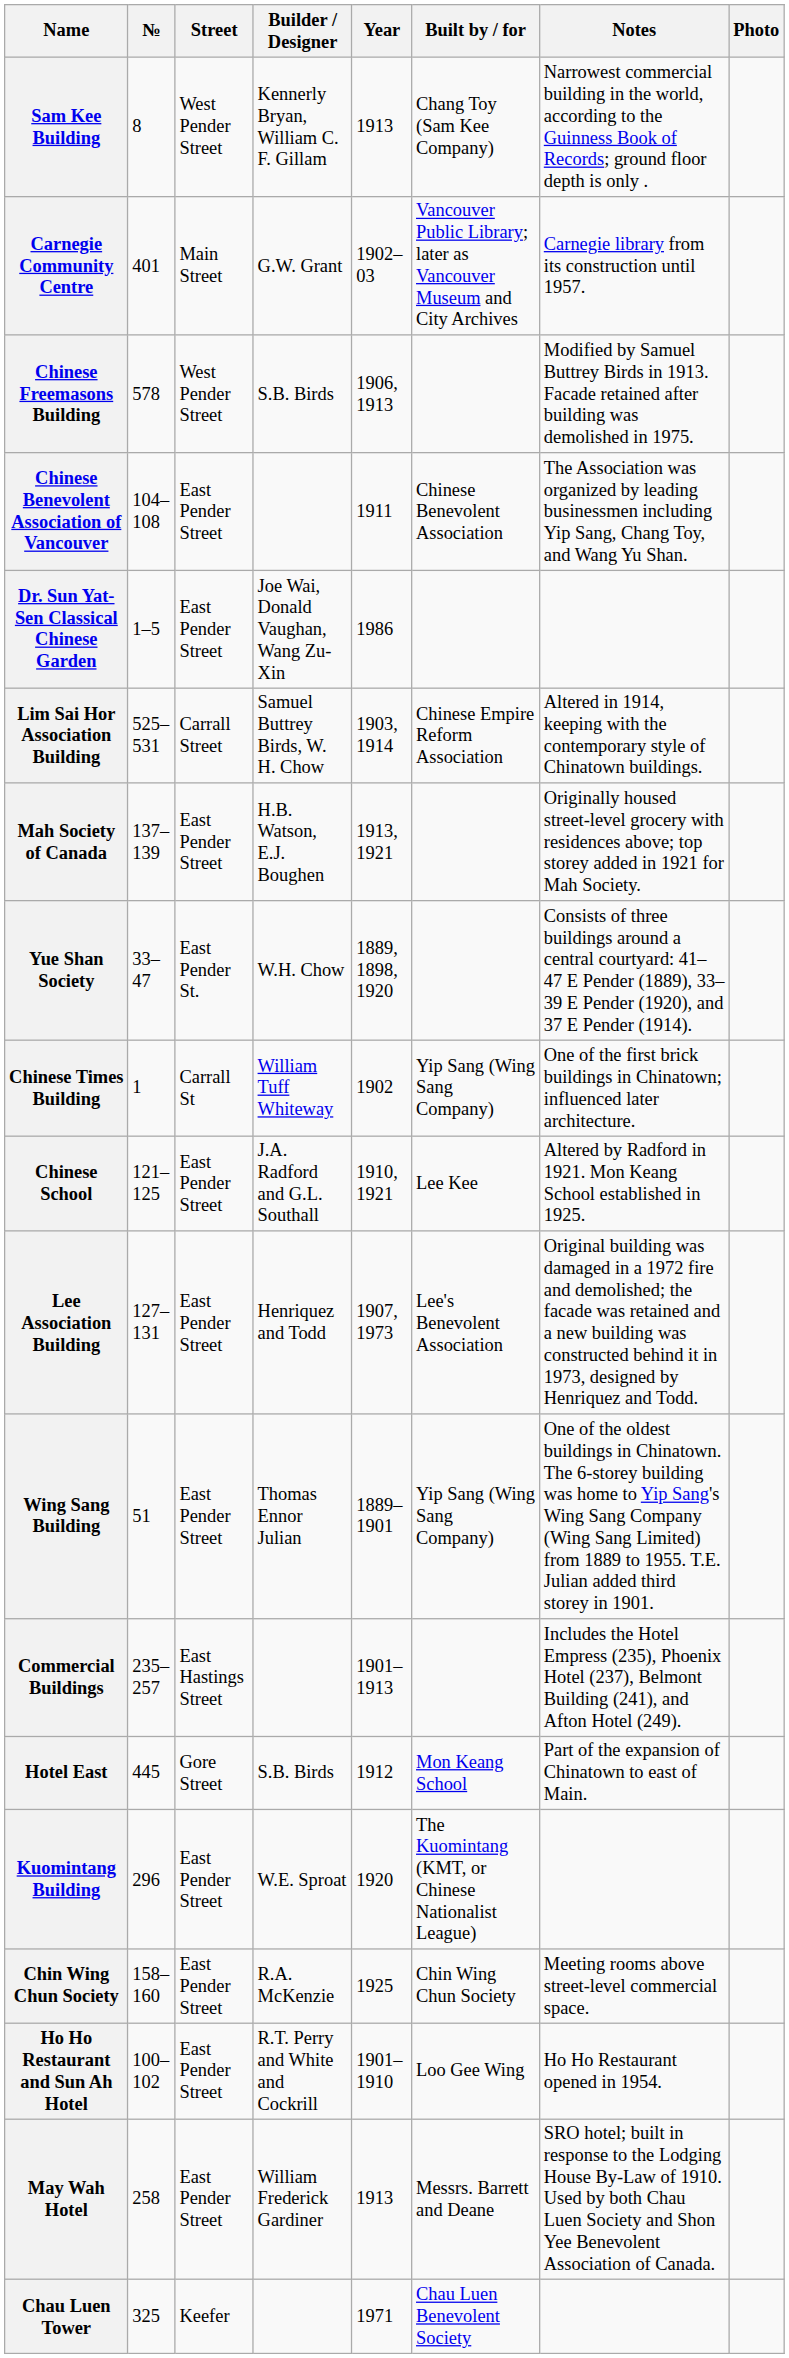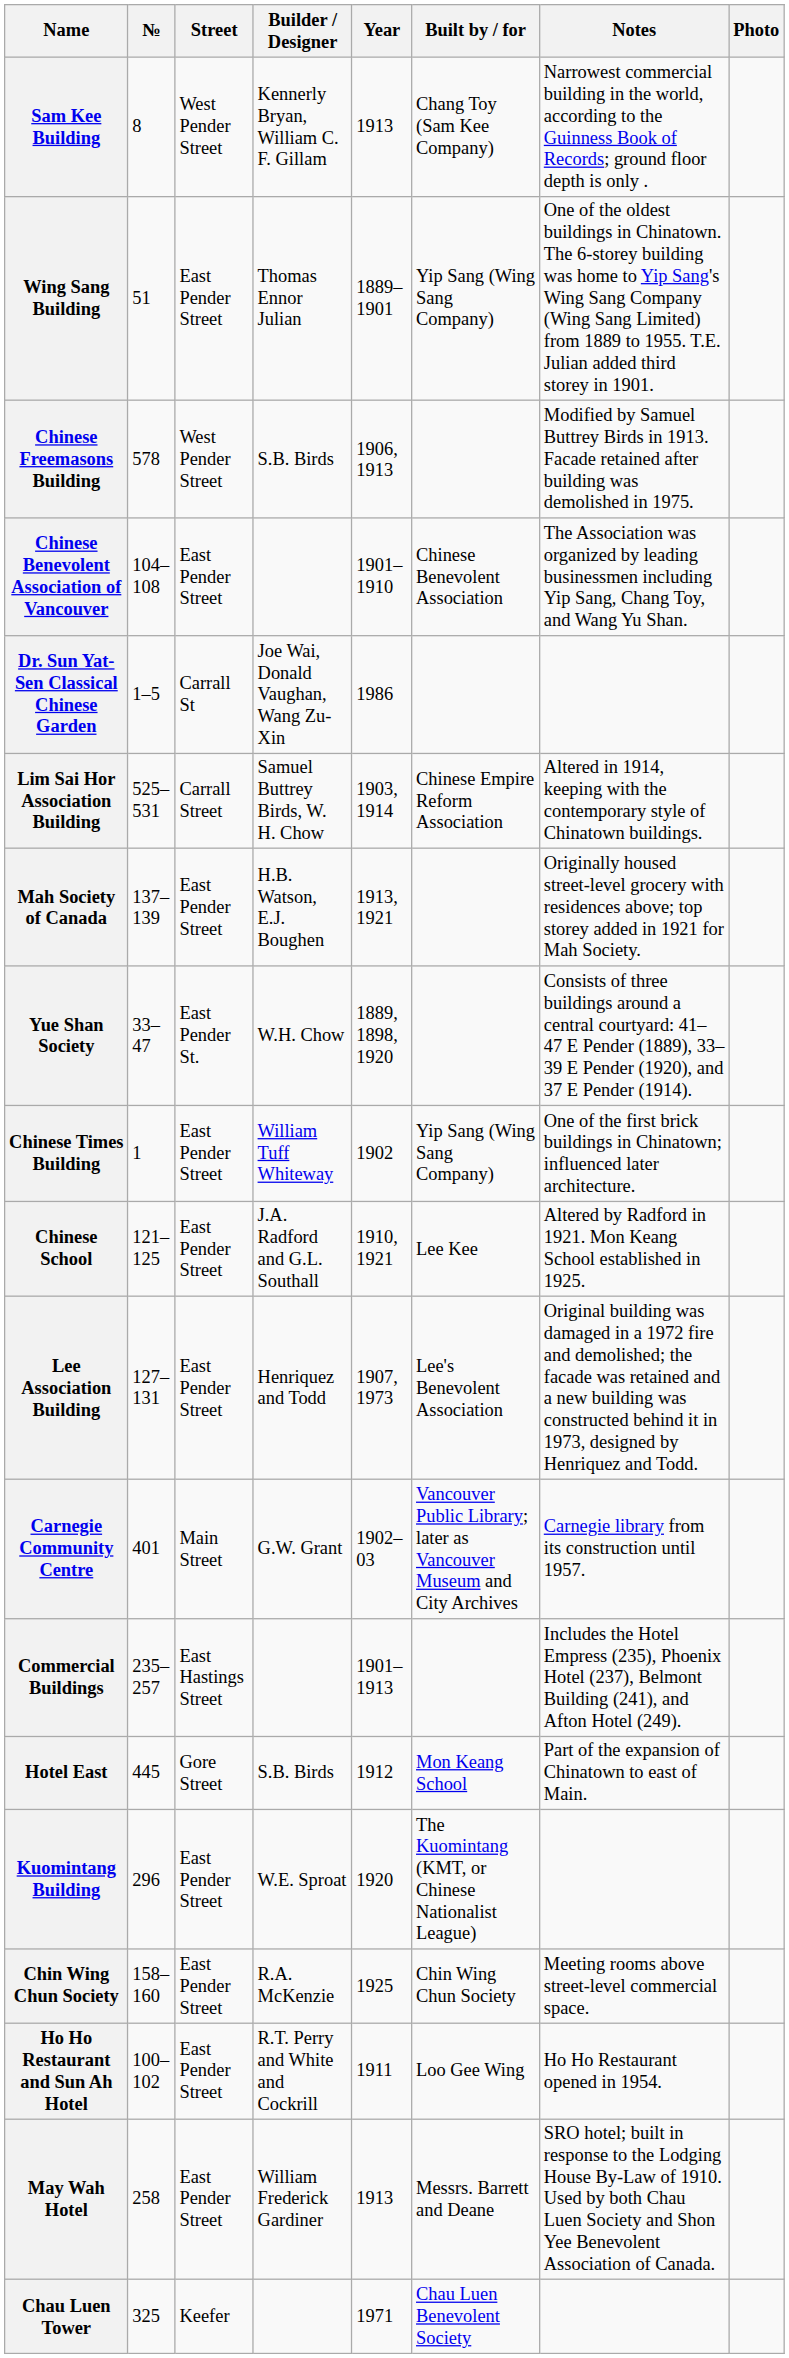rows swapped: (66, 1516) <-> (66, 265)
(374, 511) 1911 -> (379, 576) 1901–1910
(205, 629) East Pender Street -> (205, 694) Carrall St
(205, 1087) Carrall St -> (205, 1153) East Pender Street
(379, 2070) 1901–1910 -> (374, 2070) 1911
